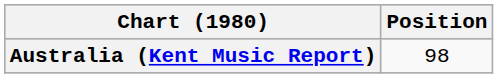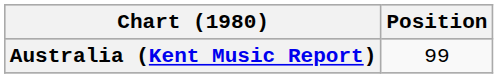(437, 56) 98 -> (437, 56) 99
